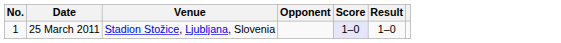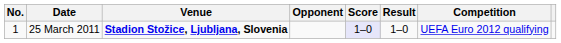+ column: (485, 13)
(190, 30) normal -> (196, 30) bold
